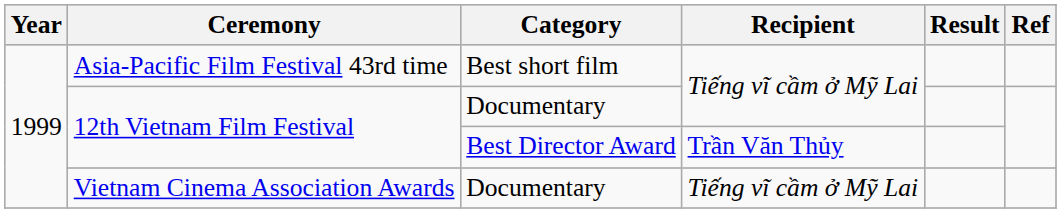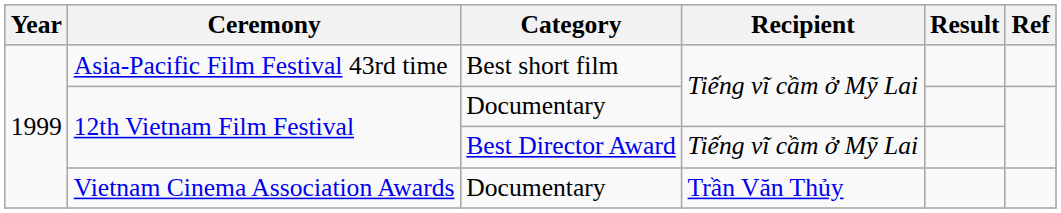(766, 146) Trần Văn Thủy -> (803, 146) Tiếng vĩ cầm ở Mỹ Lai
(803, 187) Tiếng vĩ cầm ở Mỹ Lai -> (766, 187) Trần Văn Thủy
